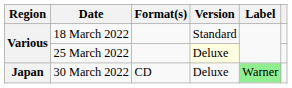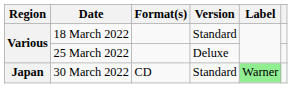(211, 53) lightyellow background -> (211, 53) no background
(211, 72) Deluxe -> (215, 72) Standard
